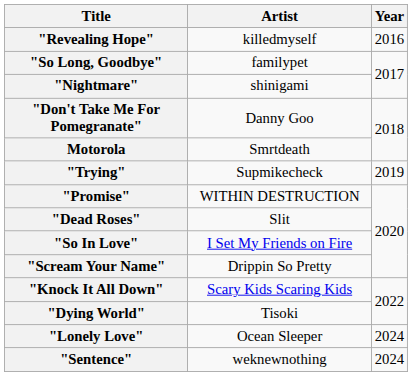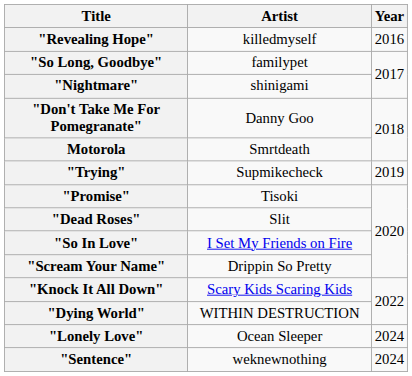(280, 196) WITHIN DESTRUCTION -> (280, 196) Tisoki
(280, 312) Tisoki -> (280, 312) WITHIN DESTRUCTION
